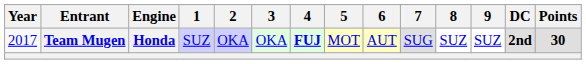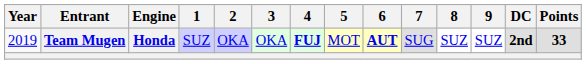(23, 40) 2017 -> (23, 40) 2019
(382, 40) normal -> (382, 40) bold
(558, 40) 30 -> (559, 40) 33
